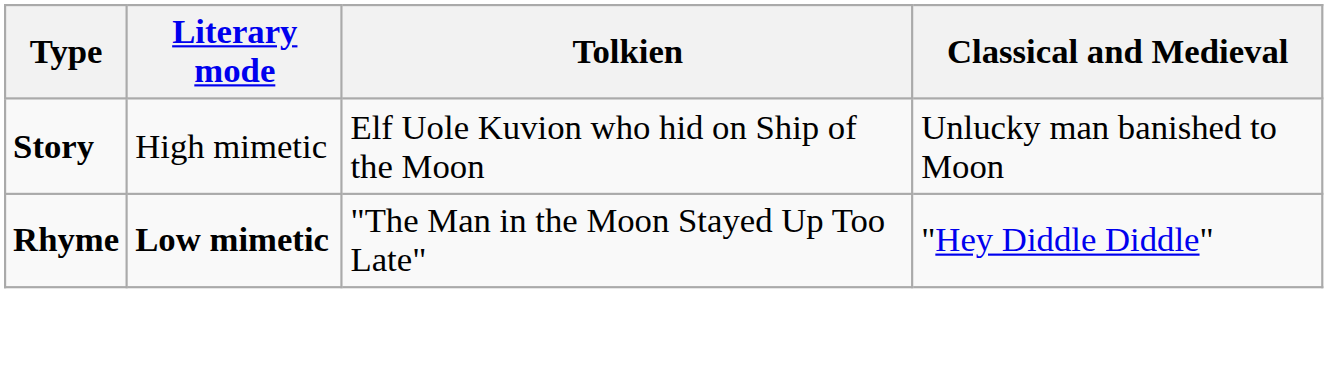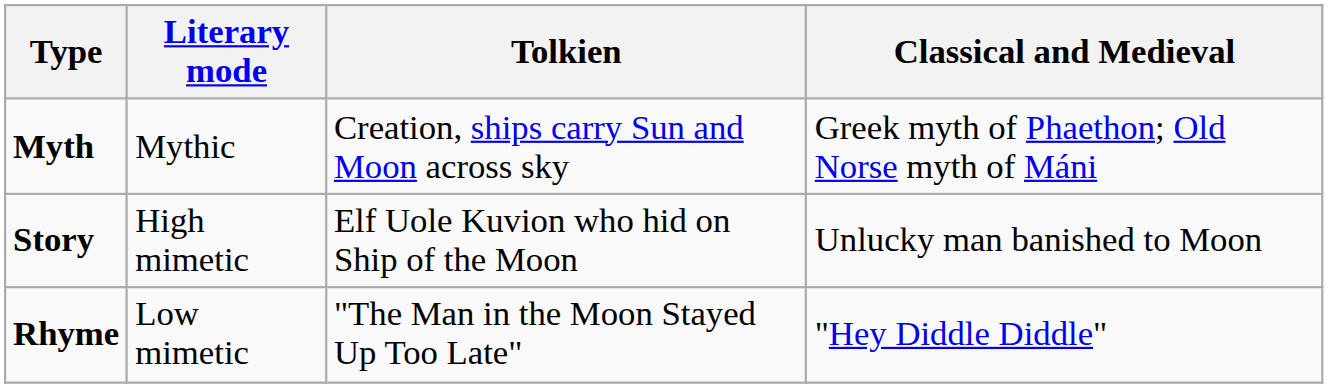+ row: (54, 145)
(232, 239) bold -> (192, 333) normal
